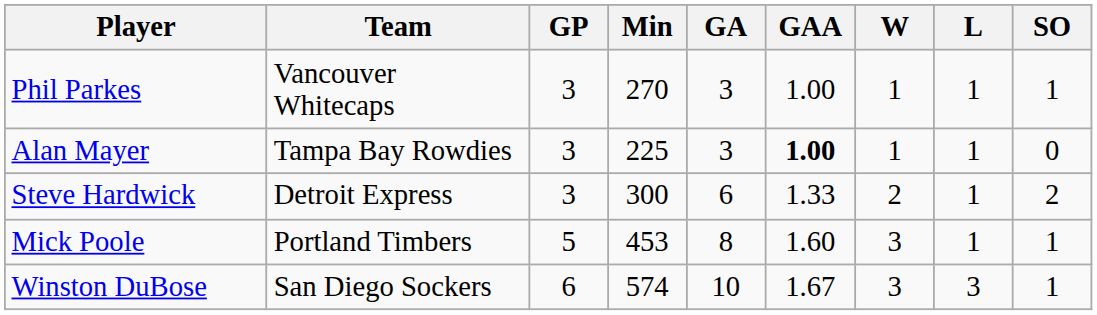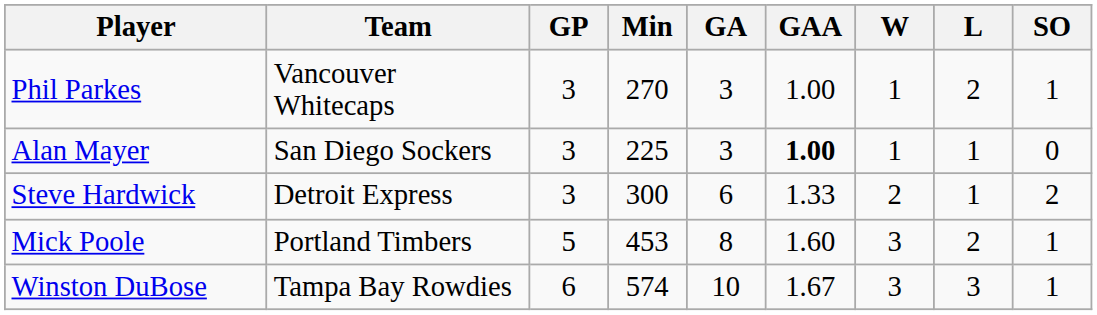(973, 88) 1 -> (973, 88) 2
(393, 150) Tampa Bay Rowdies -> (383, 150) San Diego Sockers
(973, 241) 1 -> (973, 241) 2
(383, 286) San Diego Sockers -> (393, 286) Tampa Bay Rowdies
